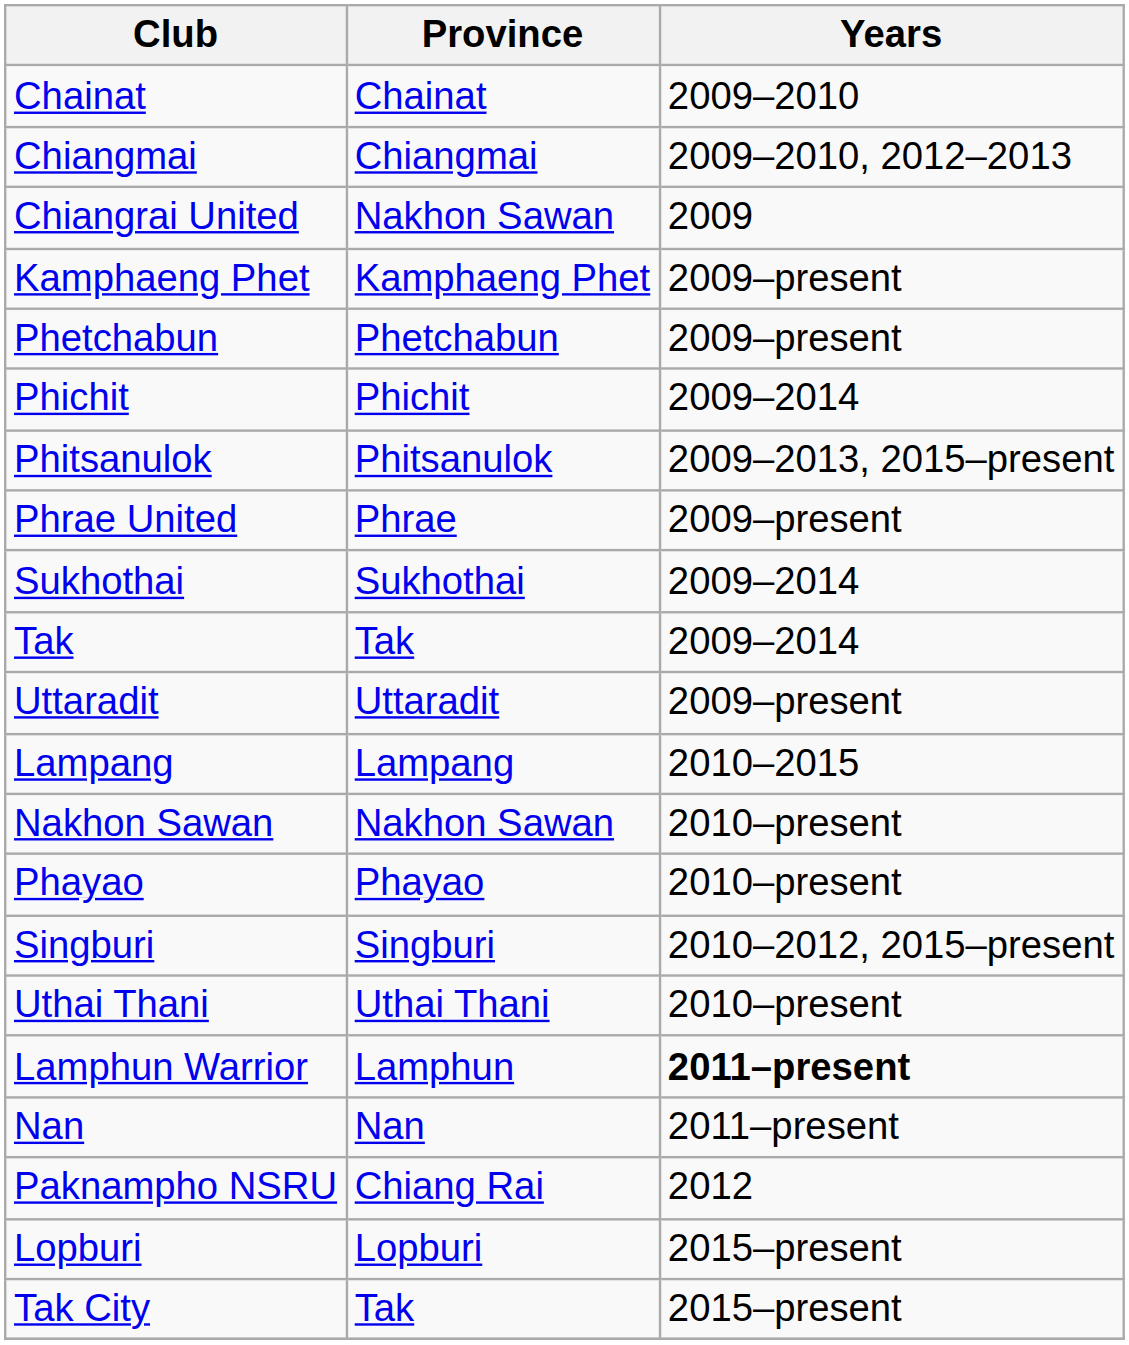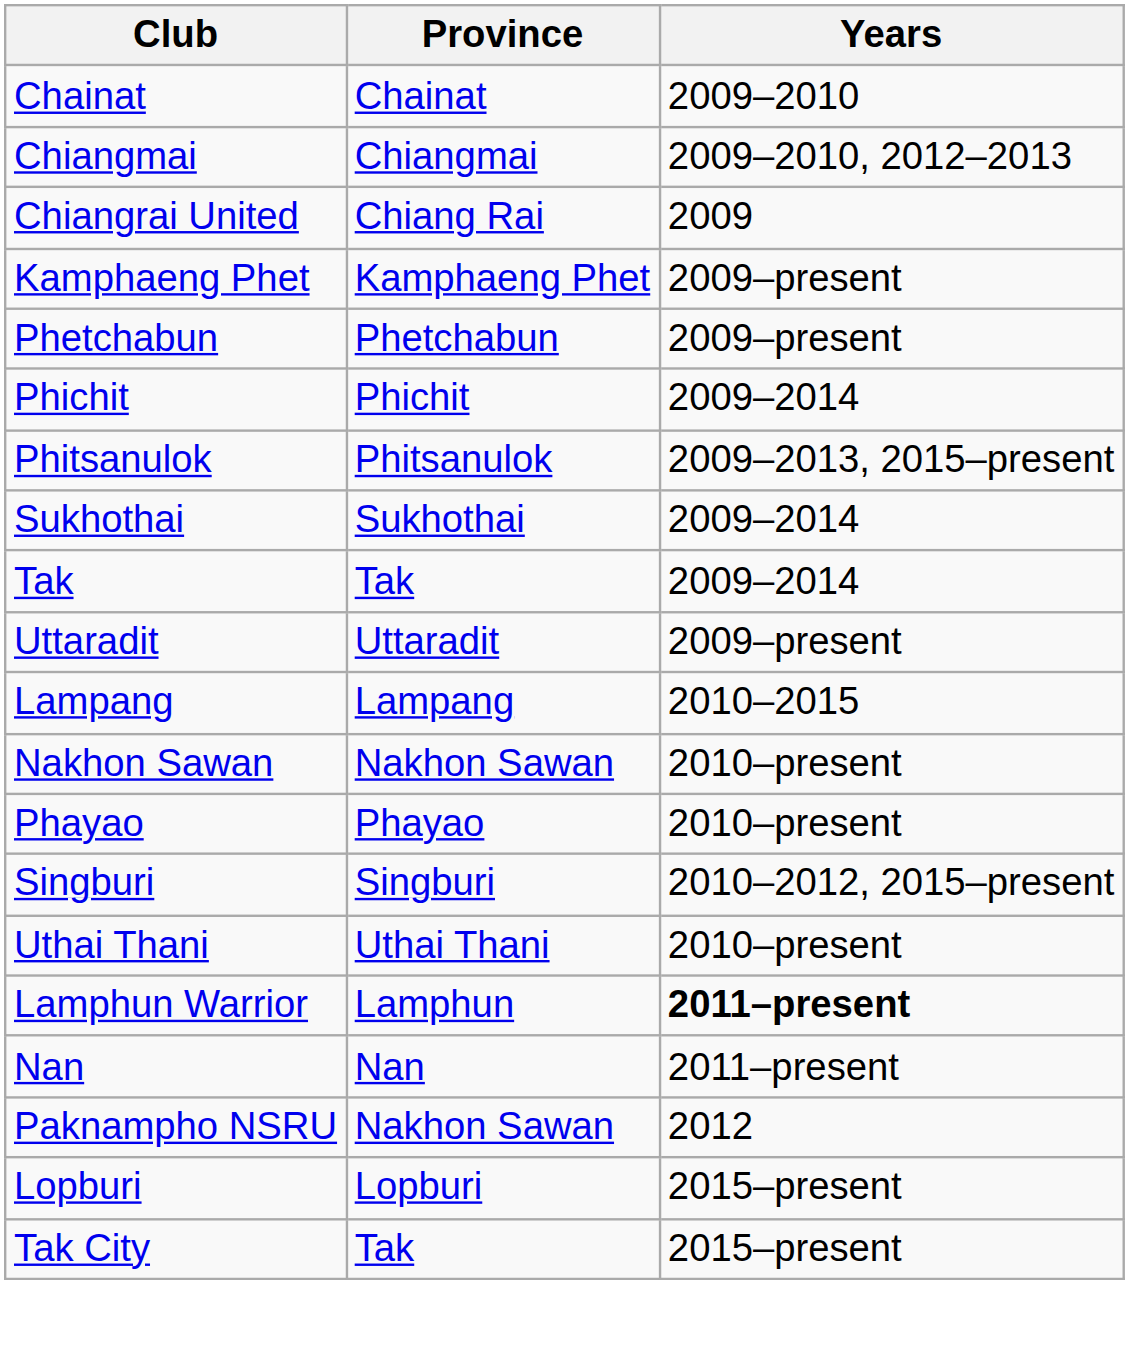(484, 216) Nakhon Sawan -> (449, 216) Chiang Rai
- row: (126, 519)
(449, 1187) Chiang Rai -> (484, 1126) Nakhon Sawan
